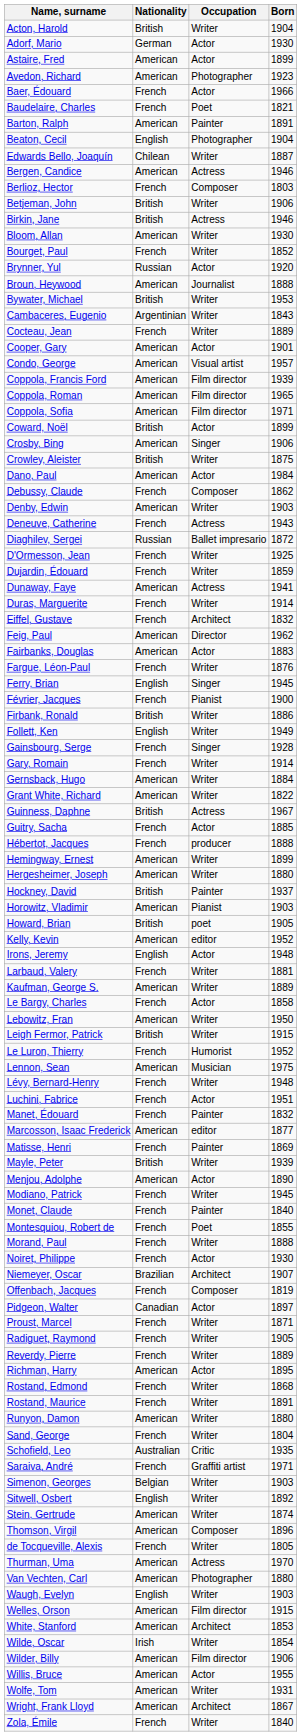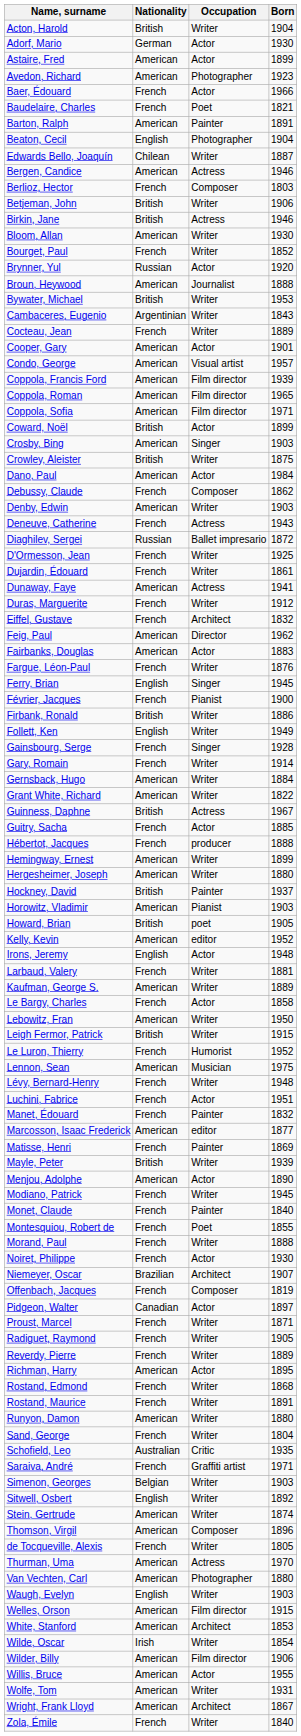(282, 444) 1906 -> (282, 444) 1903
(282, 572) 1859 -> (282, 572) 1861
(282, 603) 1914 -> (282, 603) 1912
